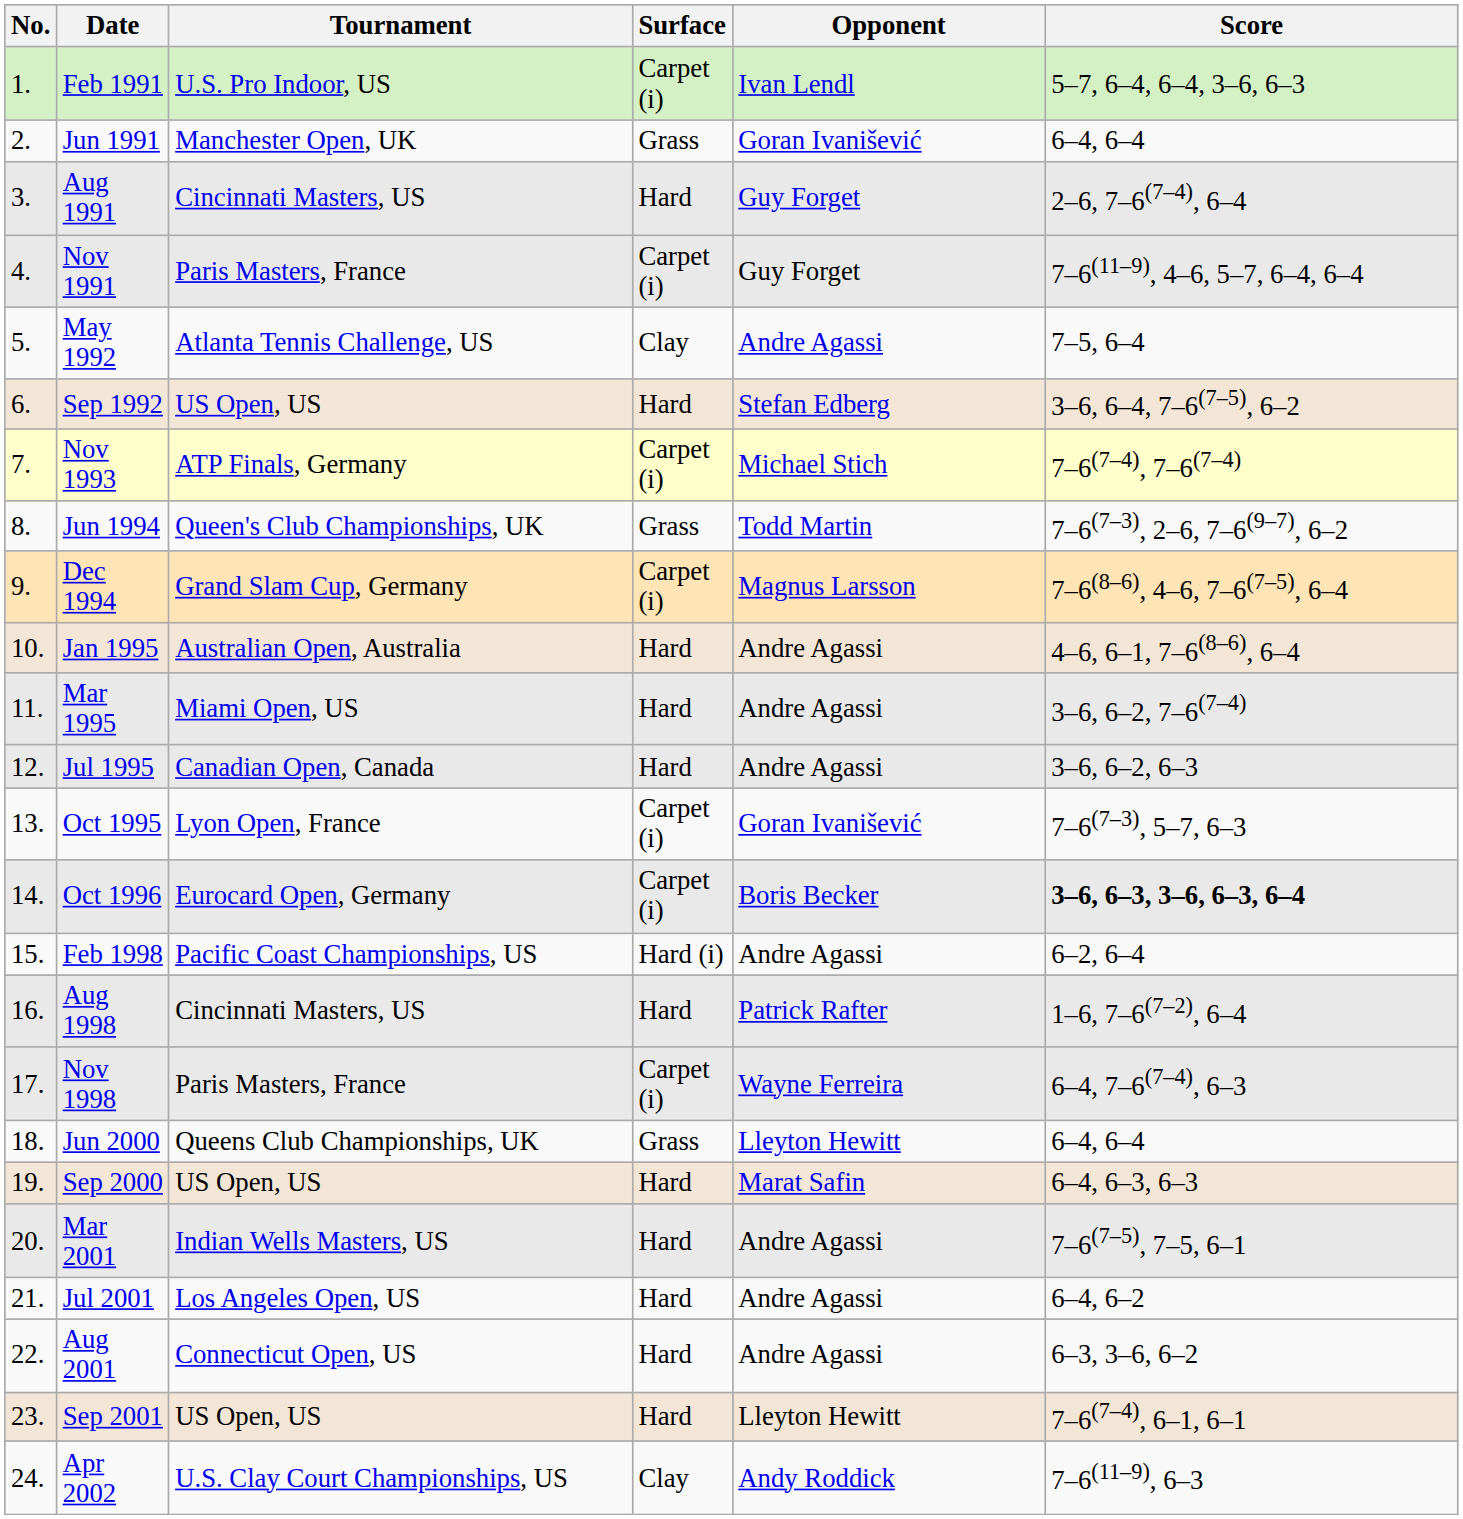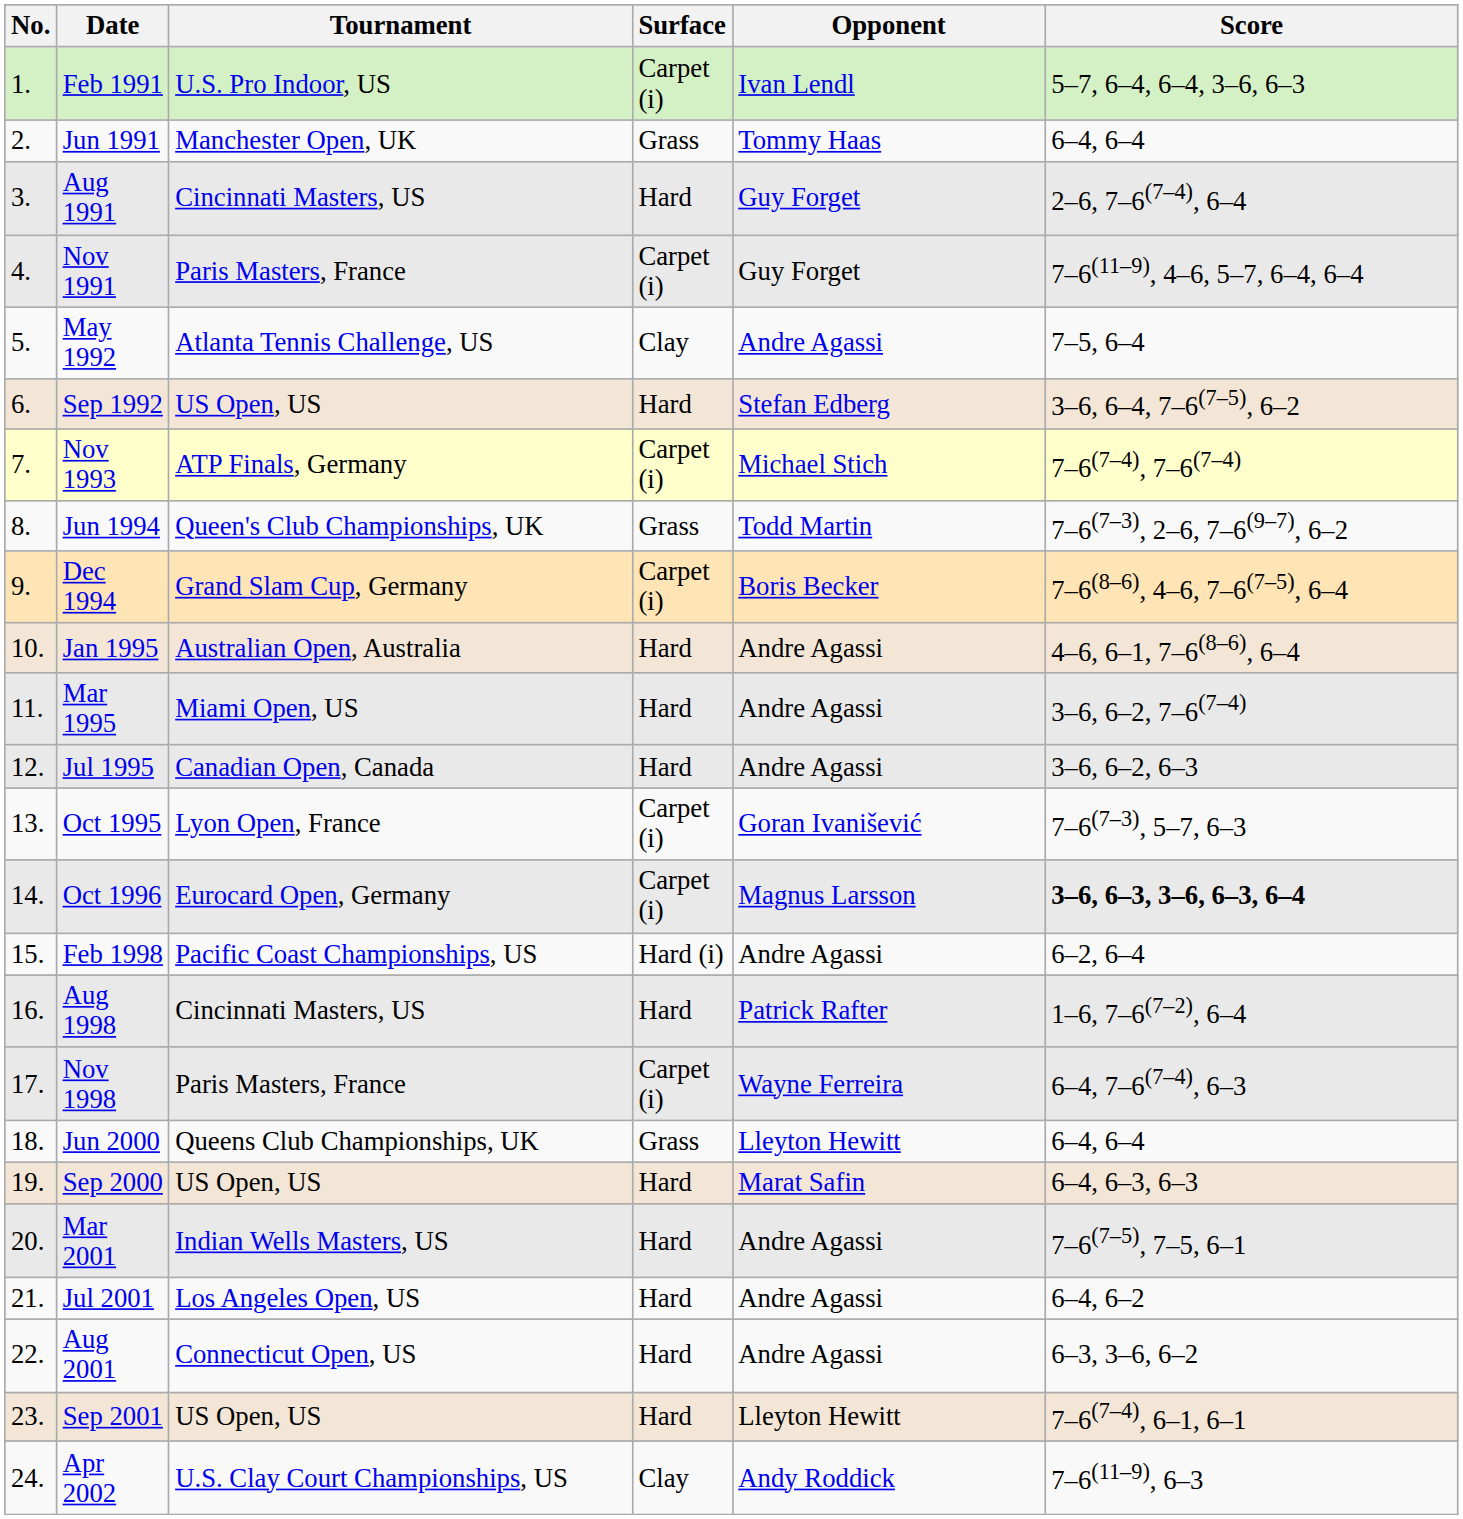(830, 140) Goran Ivanišević -> (810, 140) Tommy Haas
(827, 586) Magnus Larsson -> (808, 586) Boris Becker
(808, 896) Boris Becker -> (827, 896) Magnus Larsson
